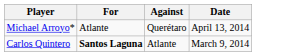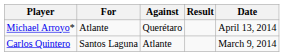+ column: (200, 12)
(111, 43) bold -> (109, 43) normal
